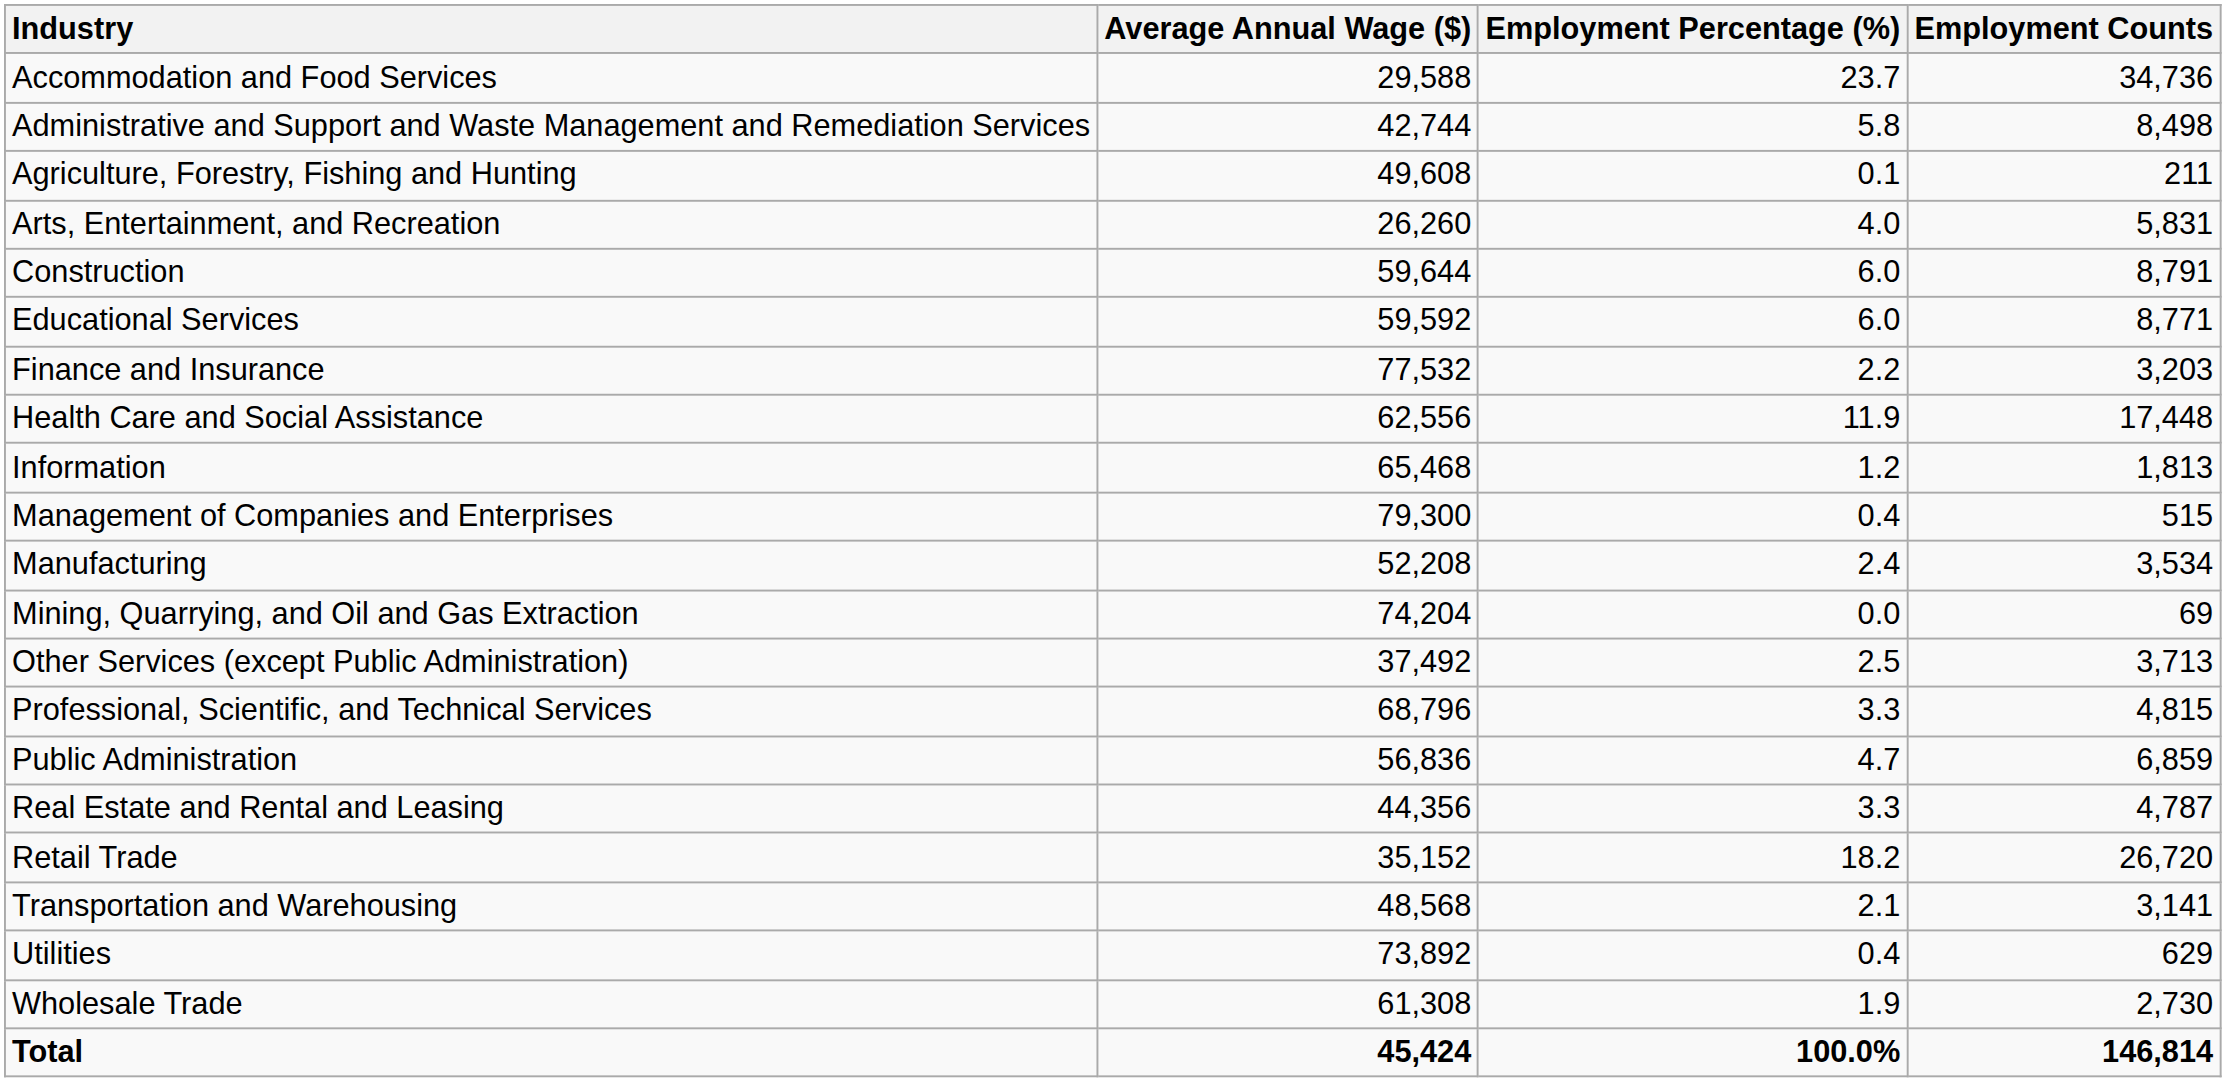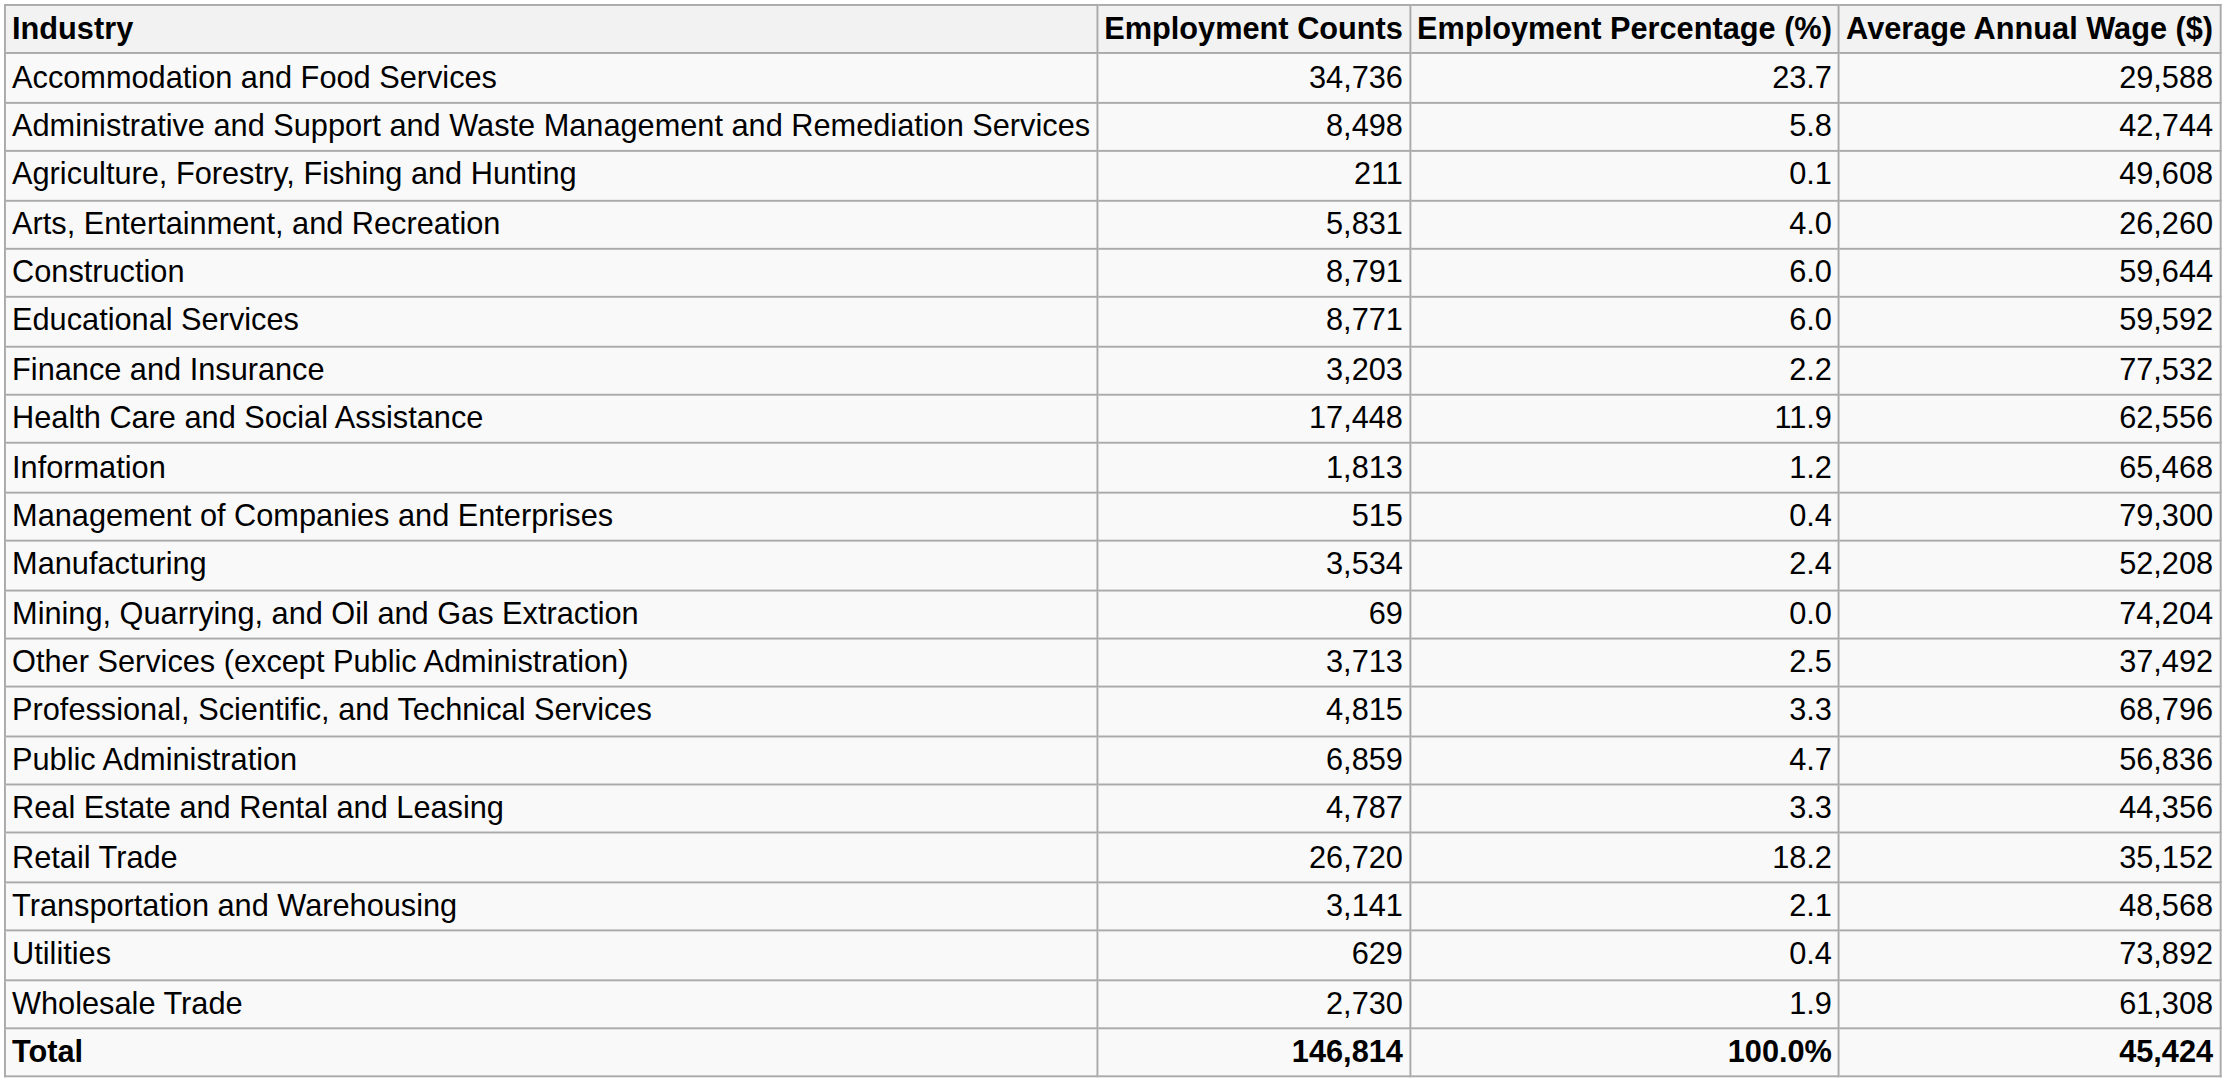columns swapped: (2064, 28) <-> (1288, 28)
